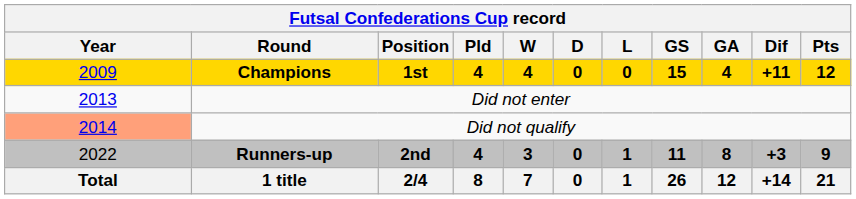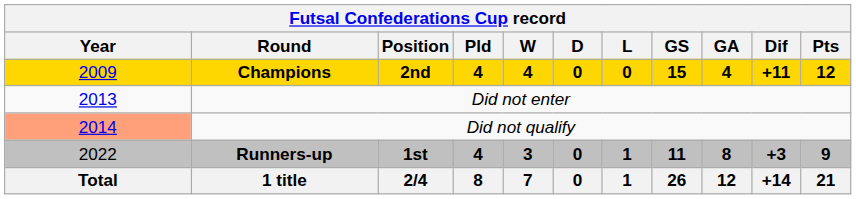(415, 73) 1st -> (415, 73) 2nd
(415, 154) 2nd -> (415, 154) 1st
